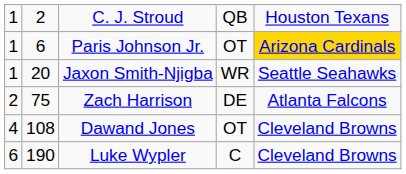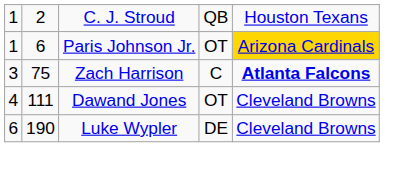- row: (138, 73)
(13, 100) 2 -> (13, 73) 3
(235, 100) DE -> (216, 73) C
(327, 100) normal -> (306, 73) bold
(41, 127) 108 -> (41, 100) 111
(235, 155) C -> (216, 127) DE
